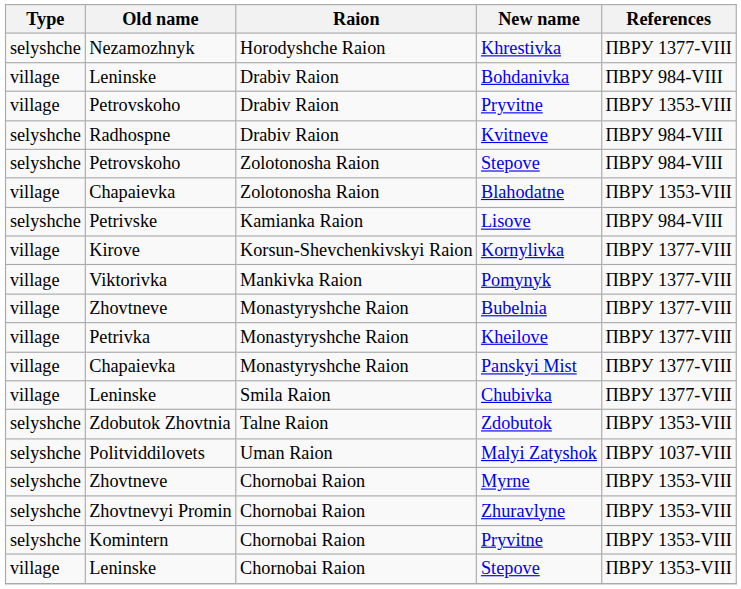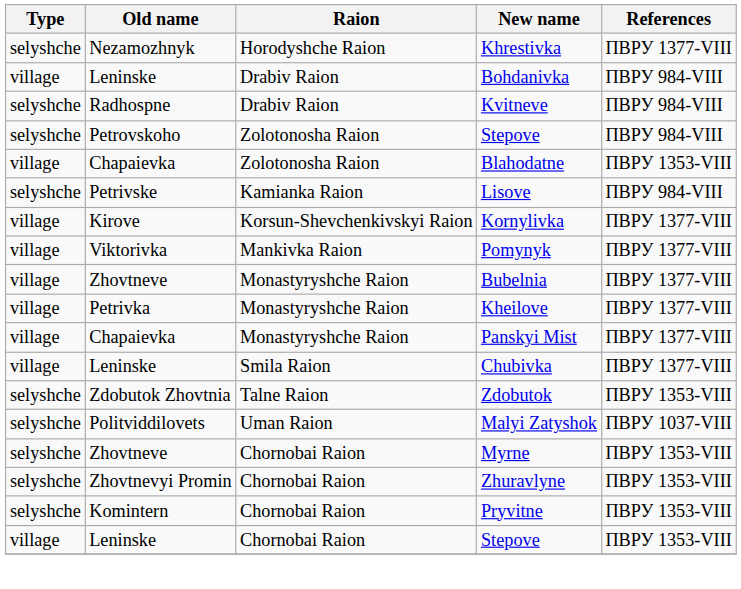- row: (135, 105)
